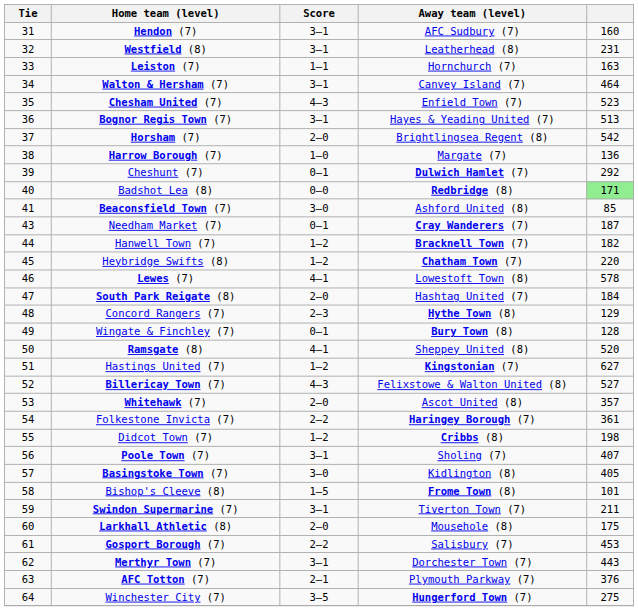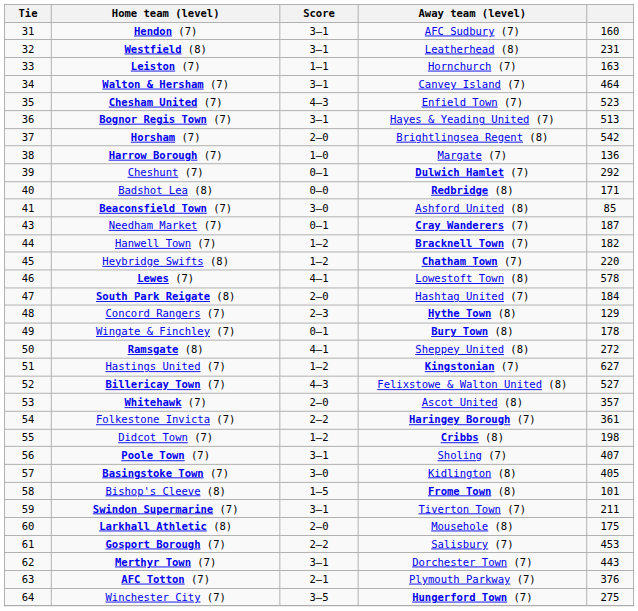(610, 190) lightgreen background -> (610, 190) no background
(610, 331) 128 -> (610, 331) 178
(610, 349) 520 -> (610, 349) 272
